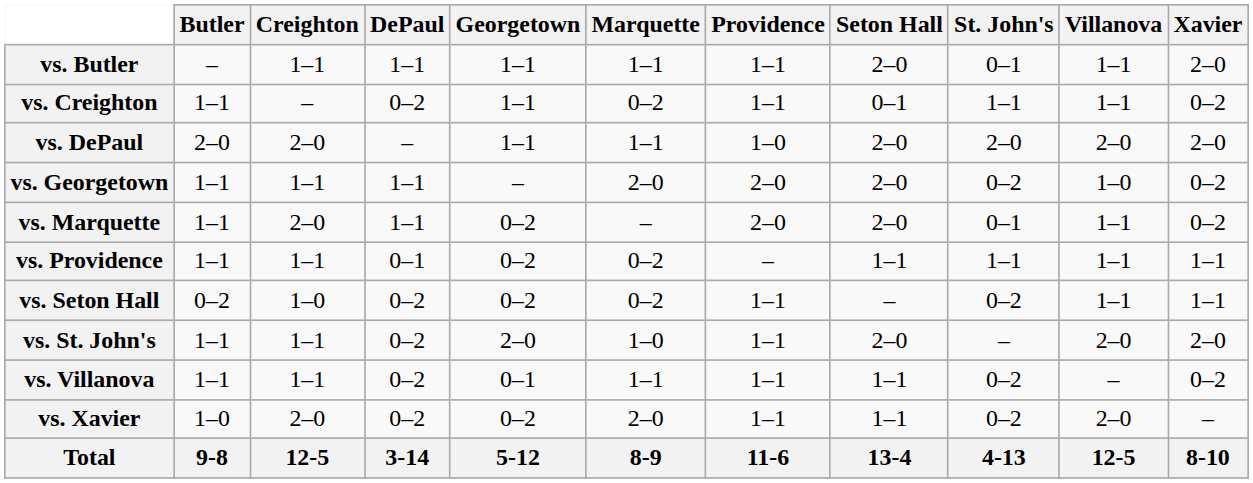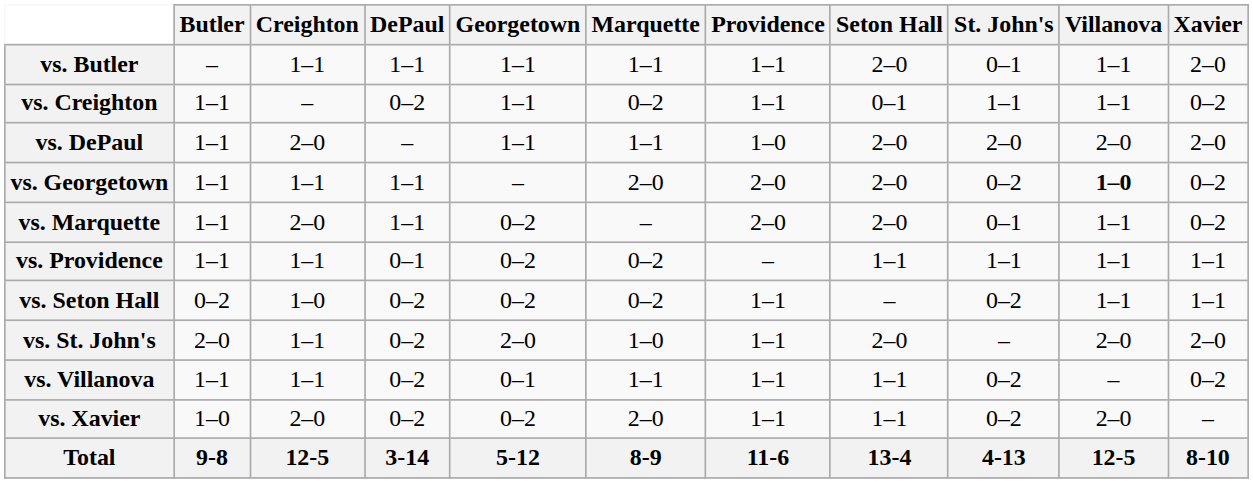(212, 142) 2–0 -> (212, 142) 1–1
(1114, 182) normal -> (1114, 182) bold
(212, 340) 1–1 -> (212, 340) 2–0
